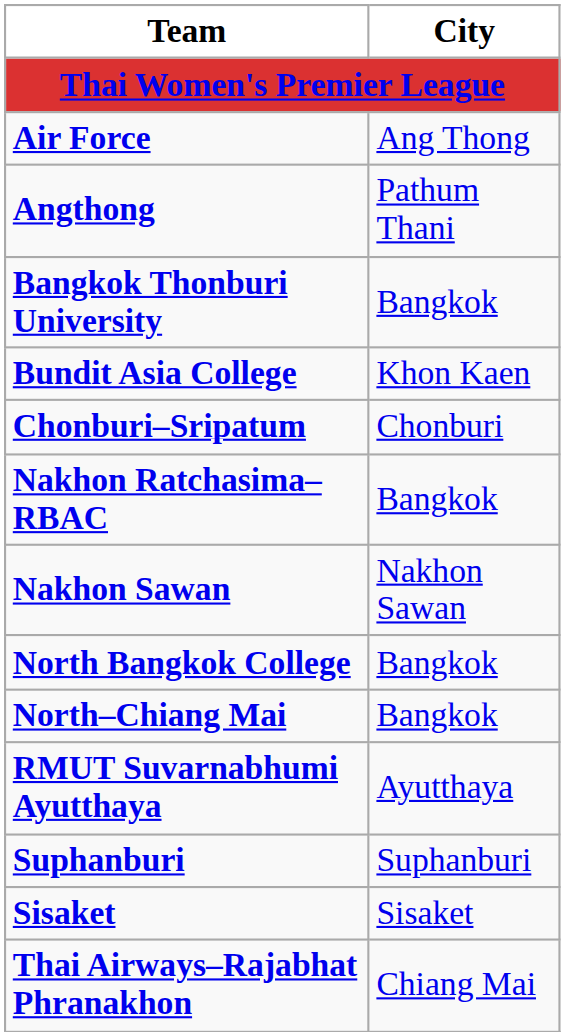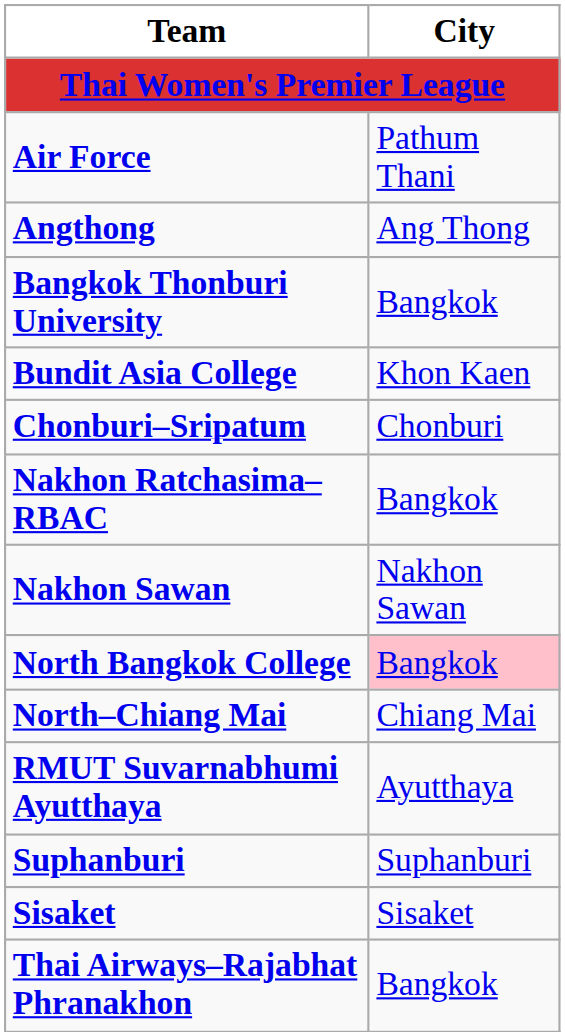(453, 137) Ang Thong -> (428, 156) Pathum Thani
(428, 209) Pathum Thani -> (453, 228) Ang Thong
(437, 661) no background -> (437, 661) pink background
(437, 715) Bangkok -> (456, 715) Chiang Mai
(456, 985) Chiang Mai -> (437, 985) Bangkok
